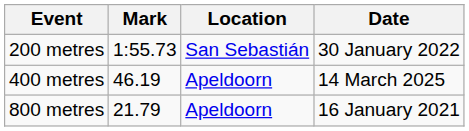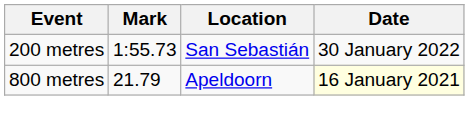- row: (57, 79)
(389, 110) no background -> (389, 79) lightyellow background
